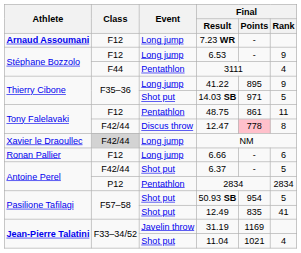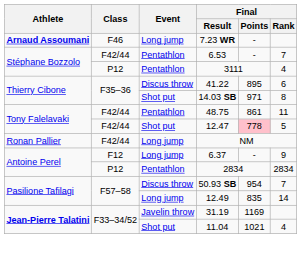(115, 41) F12 -> (115, 41) F46
(115, 55) F12 -> (115, 55) F42/44
(162, 55) Long jump -> (163, 55) Pentathlon
(284, 55) 9 -> (284, 55) 7
(115, 69) F44 -> (115, 69) P12
(162, 84) Long jump -> (167, 84) Discus throw
(284, 84) 9 -> (284, 84) 6
(284, 98) 5 -> (284, 98) 8
(115, 112) F12 -> (115, 112) F42/44
(167, 127) Discus throw -> (158, 127) Shot put
(284, 127) 8 -> (284, 127) 5
(44, 141) Xavier le Draoullec -> (34, 141) Ronan Pallier
(115, 141) lightgrey background -> (115, 141) no background
- row: (217, 155)
(115, 170) F42/44 -> (115, 155) F12
(158, 170) Shot put -> (162, 155) Long jump
(284, 170) 5 -> (284, 155) 9
(158, 198) Shot put -> (167, 184) Discus throw
(284, 198) 5 -> (284, 184) 7
(158, 213) Shot put -> (162, 198) Long jump
(284, 213) 41 -> (284, 198) 14
